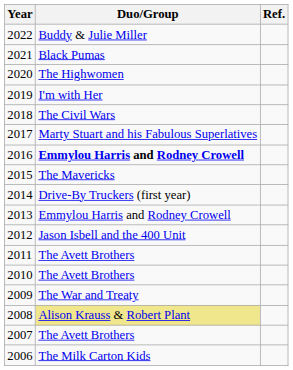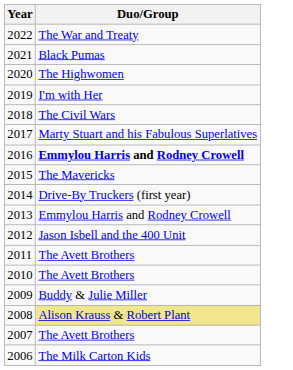- column: (274, 14)
(93, 34) Buddy & Julie Miller -> (89, 34) The War and Treaty
(89, 295) The War and Treaty -> (93, 295) Buddy & Julie Miller
